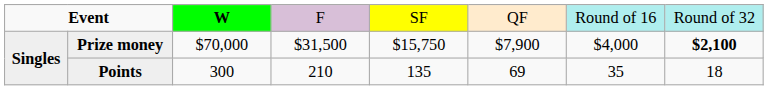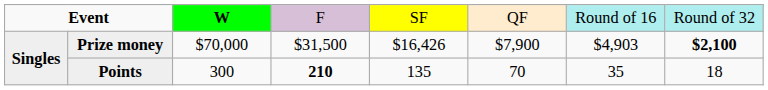(419, 44) $15,750 -> (419, 44) $16,426
(616, 44) $4,000 -> (616, 44) $4,903
(320, 71) normal -> (320, 71) bold
(517, 71) 69 -> (517, 71) 70
